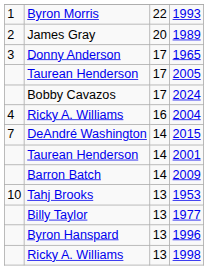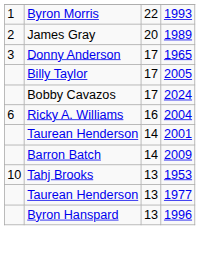(83, 74) Taurean Henderson -> (57, 74) Billy Taylor
(11, 114) 4 -> (11, 114) 6
- row: (187, 134)
(57, 214) Billy Taylor -> (83, 194) Taurean Henderson
- row: (187, 255)
